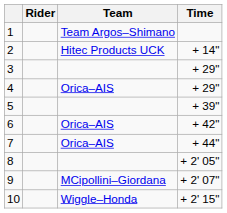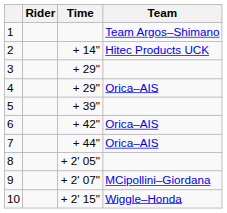columns swapped: (118, 13) <-> (200, 13)
